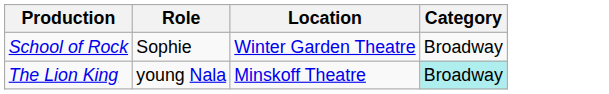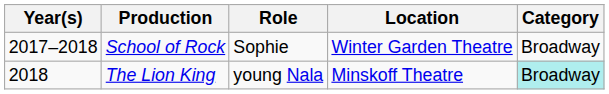+ column: (53, 18)
